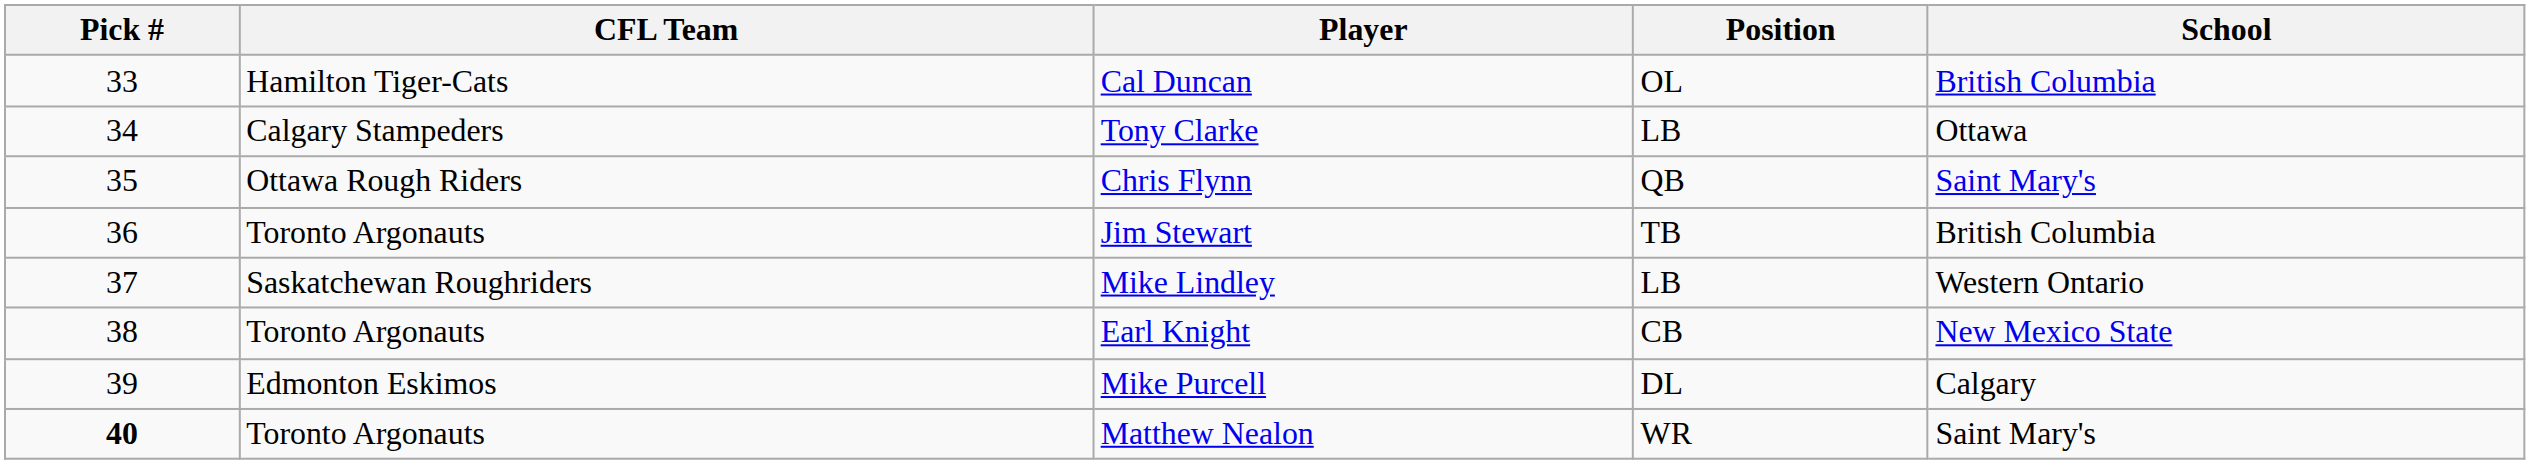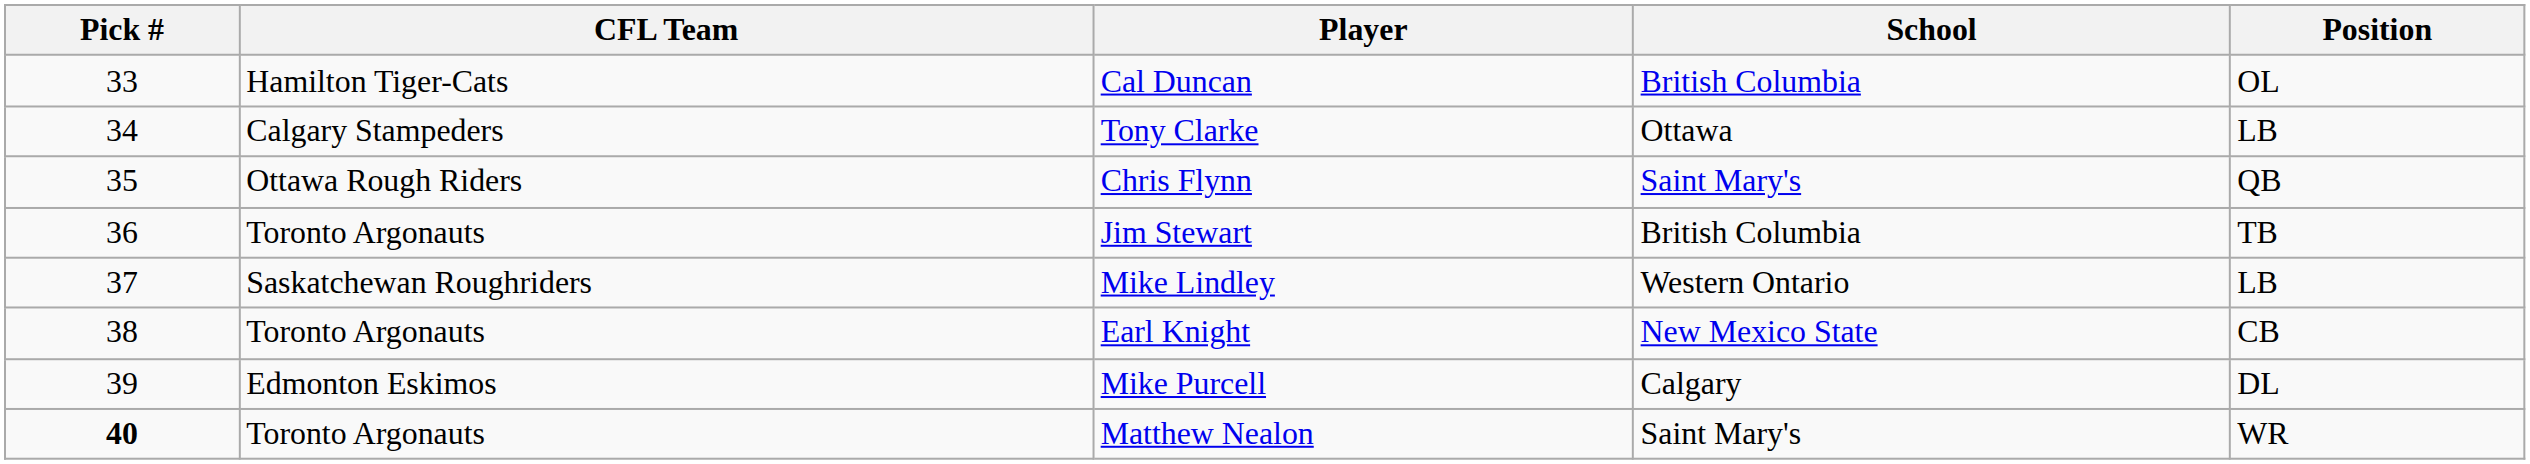columns swapped: (1781, 29) <-> (2226, 29)
